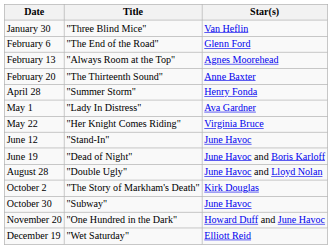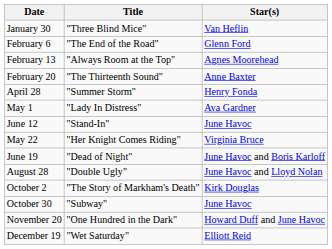rows swapped: (22, 124) <-> (22, 140)
